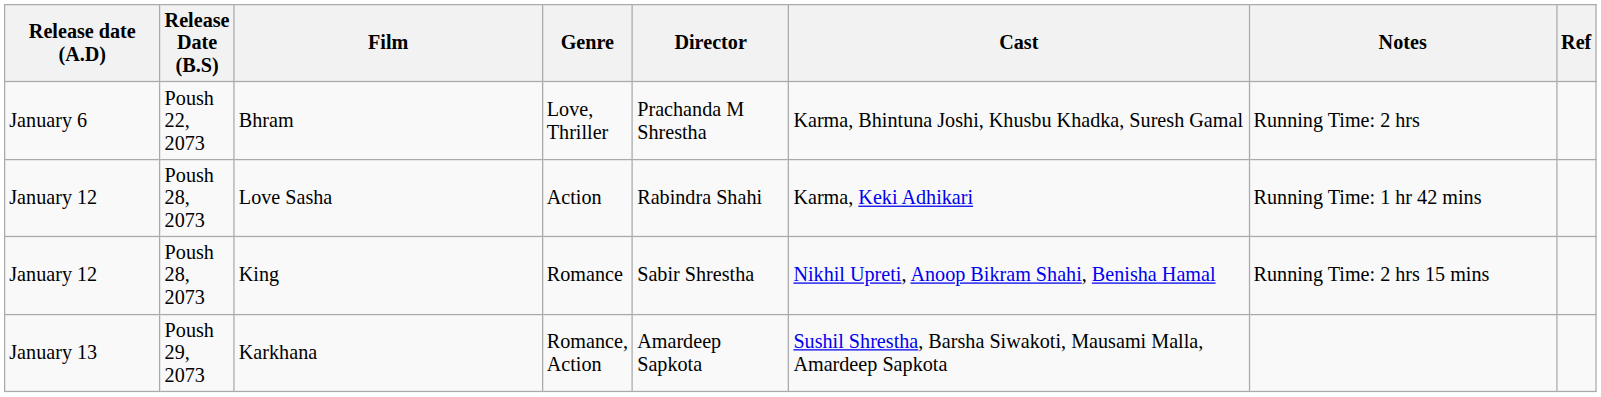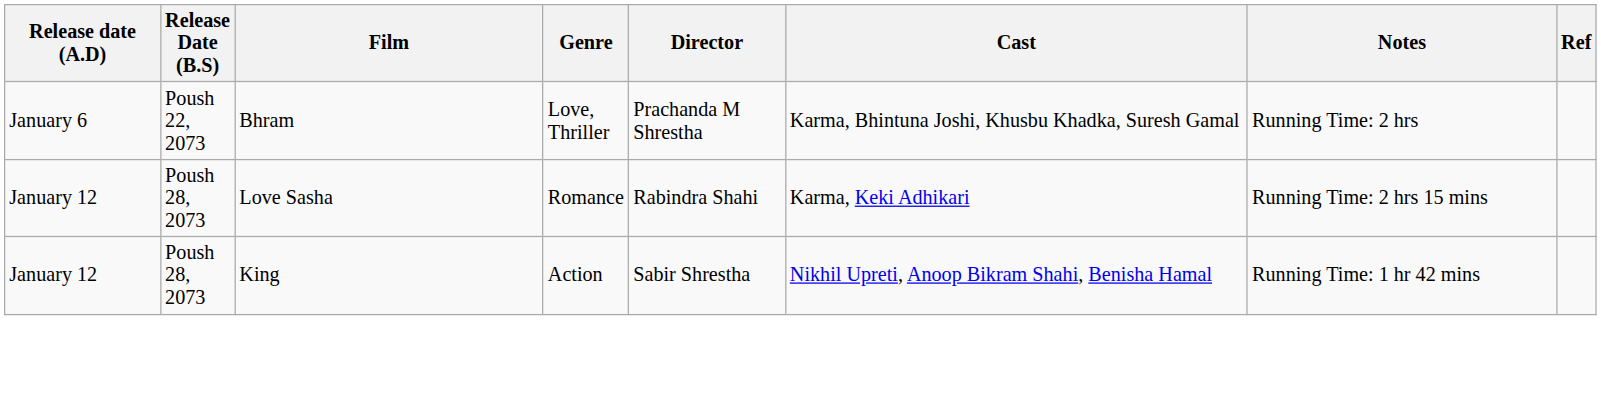(574, 197) Action -> (586, 197) Romance
(1368, 197) Running Time: 1 hr 42 mins -> (1370, 197) Running Time: 2 hrs 15 mins
(585, 275) Romance -> (575, 275) Action
(1371, 275) Running Time: 2 hrs 15 mins -> (1366, 275) Running Time: 1 hr 42 mins
- row: (278, 352)
